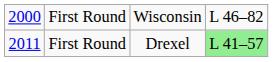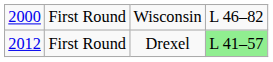(25, 43) 2011 -> (25, 43) 2012
